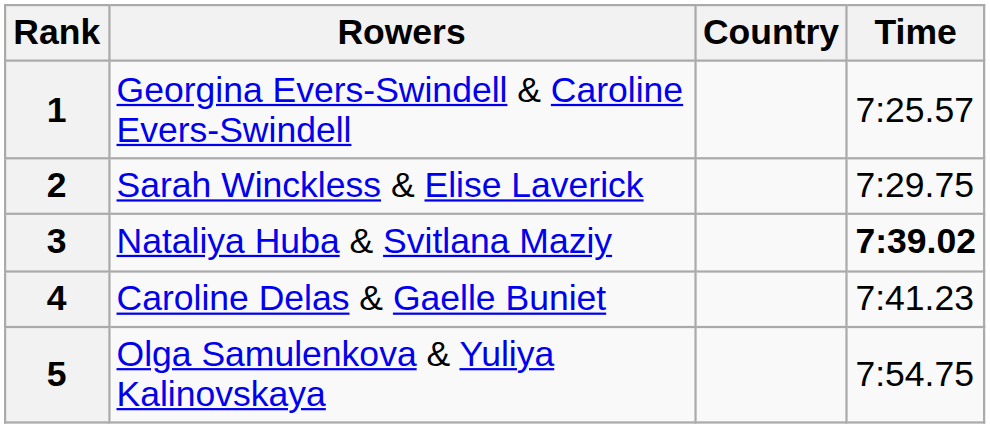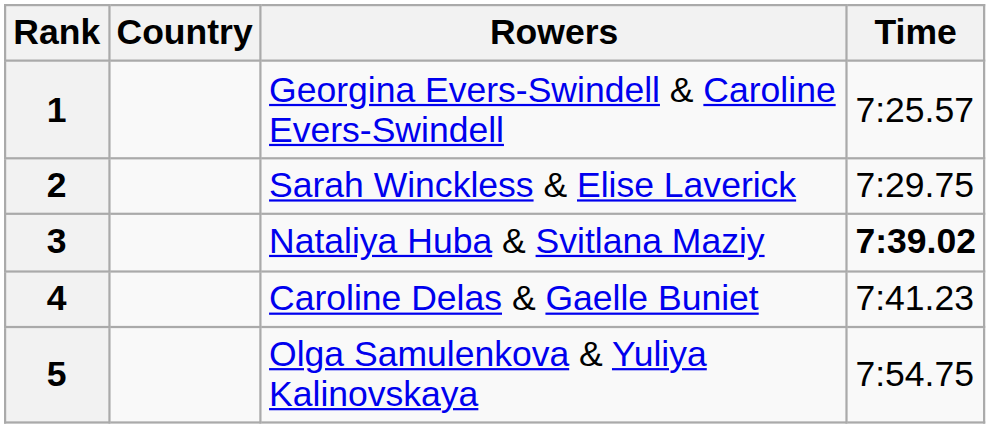columns swapped: (402, 32) <-> (771, 32)
